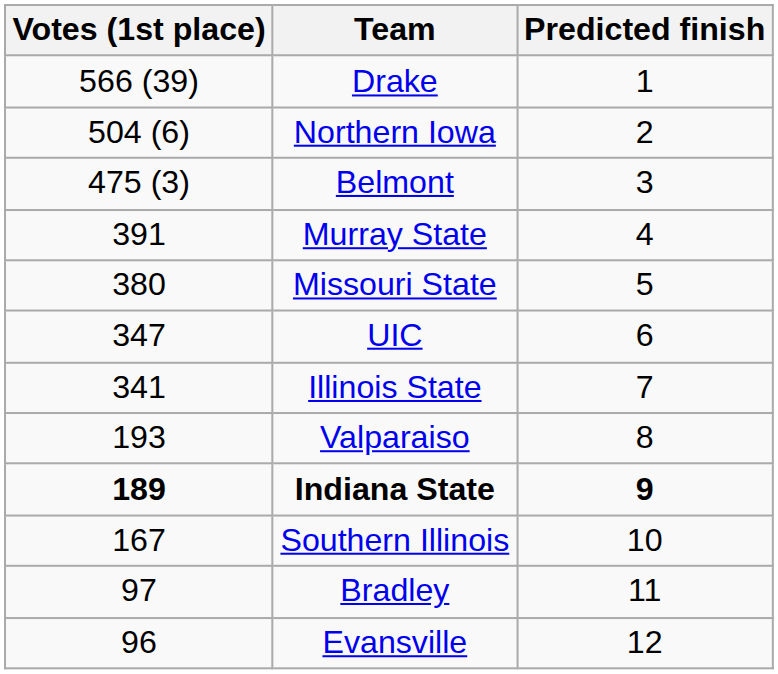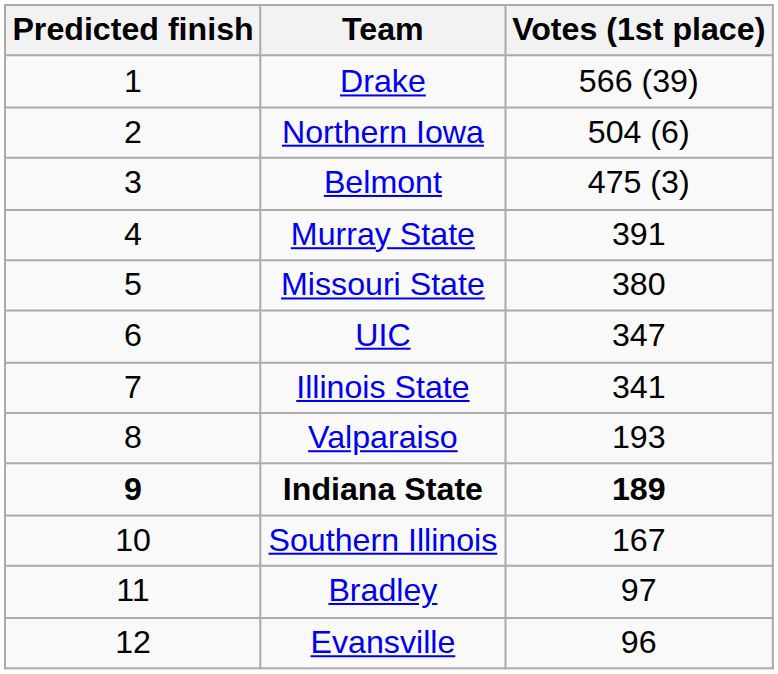columns swapped: (645, 30) <-> (139, 30)
